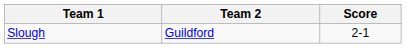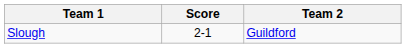columns swapped: (241, 14) <-> (360, 14)
